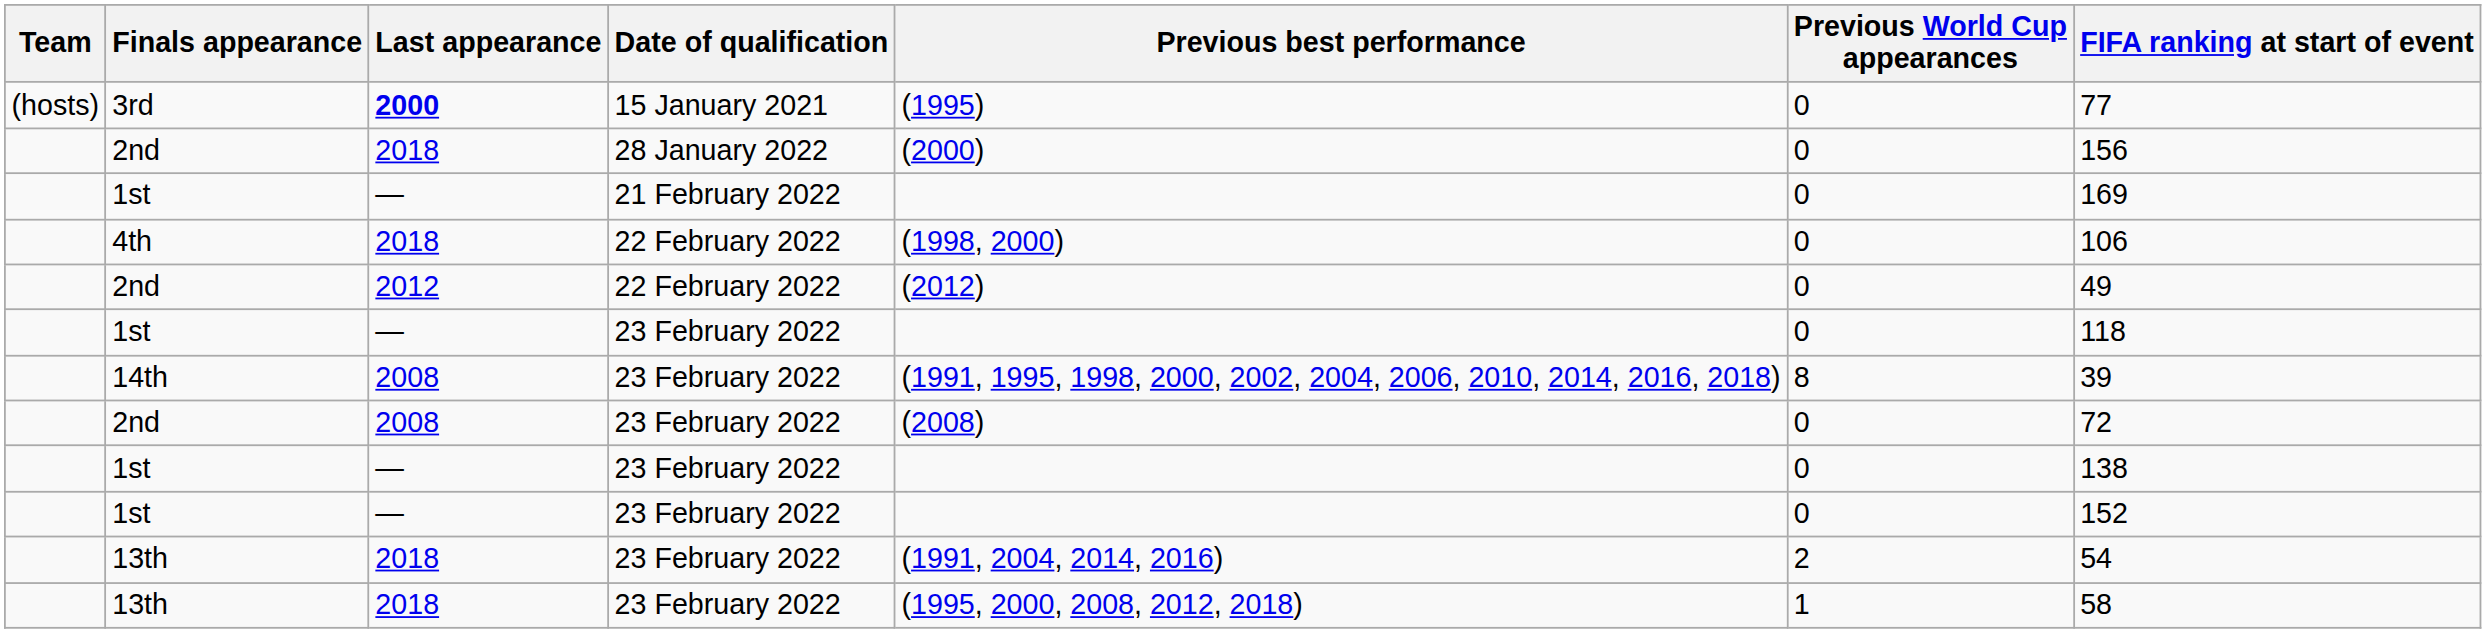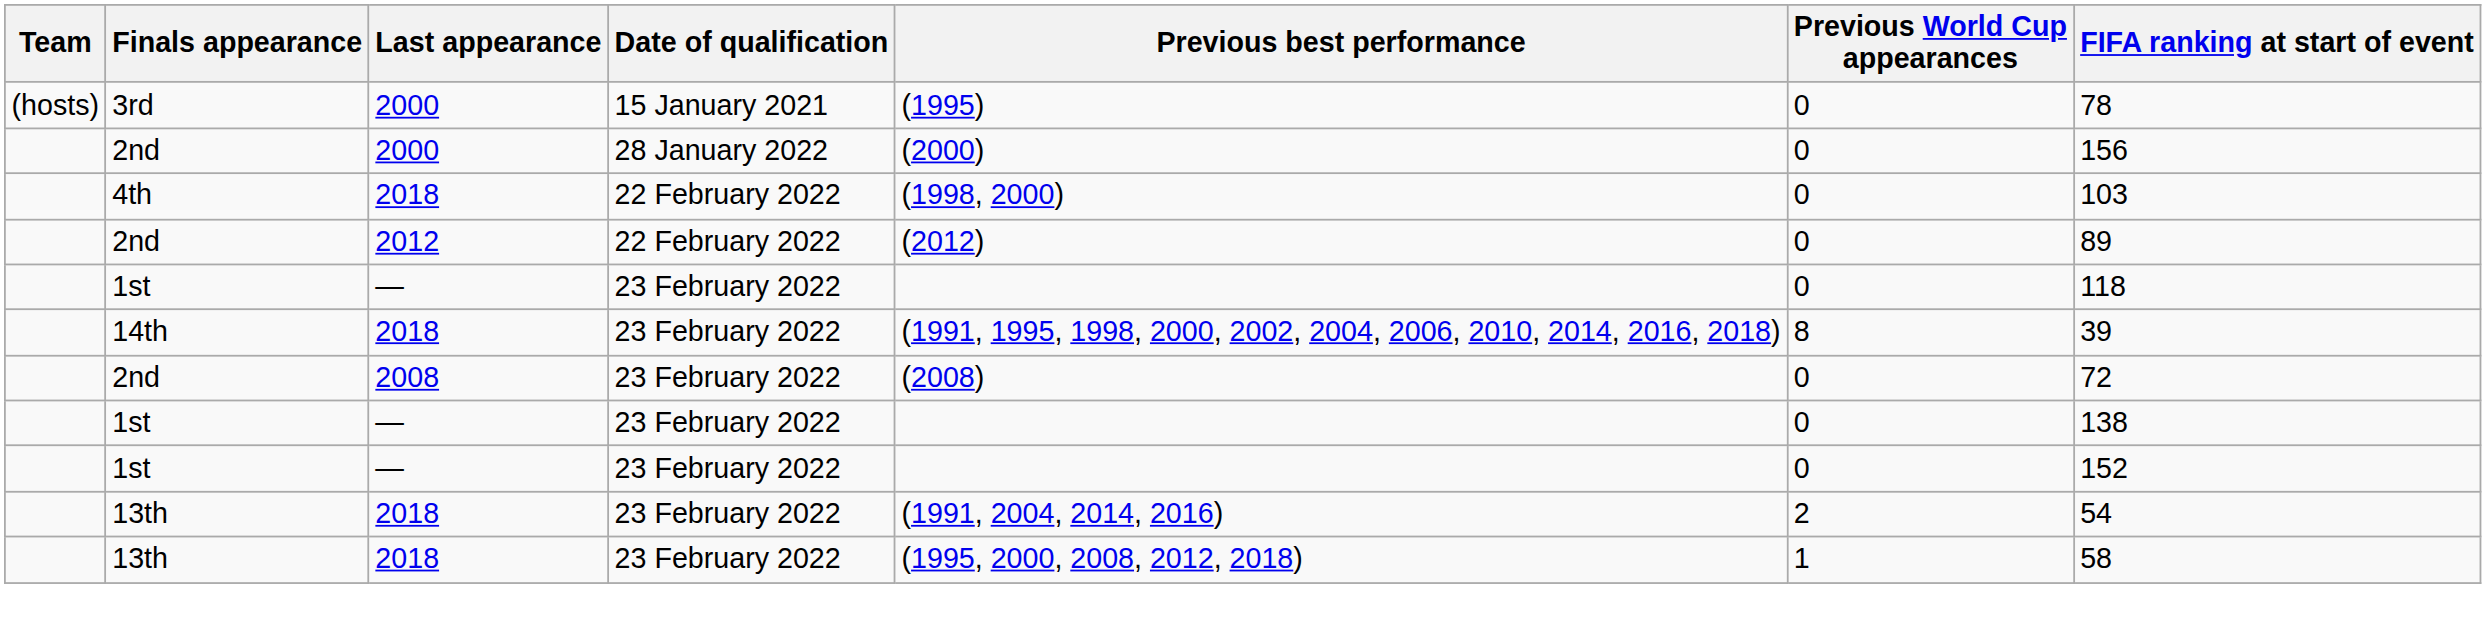(407, 104) bold -> (407, 104) normal
(2096, 104) 77 -> (2096, 104) 78
(407, 150) 2018 -> (407, 150) 2000
- row: (131, 195)
(2104, 241) 106 -> (2104, 195) 103
(2096, 286) 49 -> (2096, 241) 89
(407, 377) 2008 -> (407, 331) 2018
